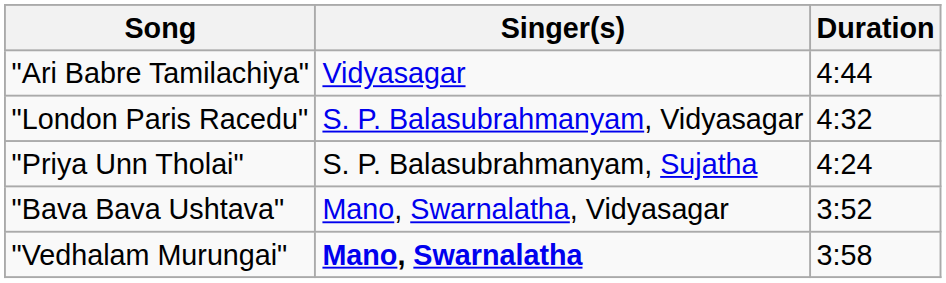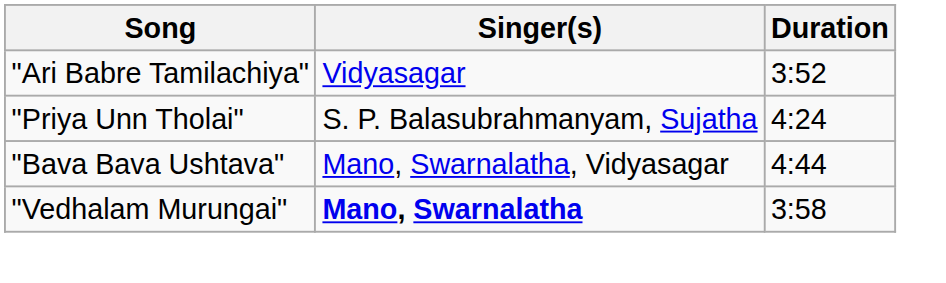(845, 73) 4:44 -> (799, 73) 3:52
- row: (160, 119)
(845, 210) 3:52 -> (799, 164) 4:44
